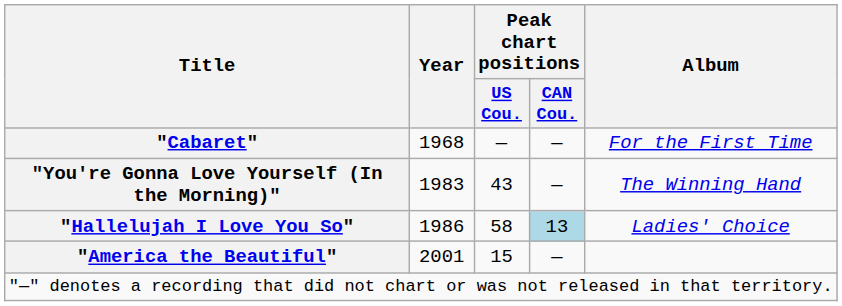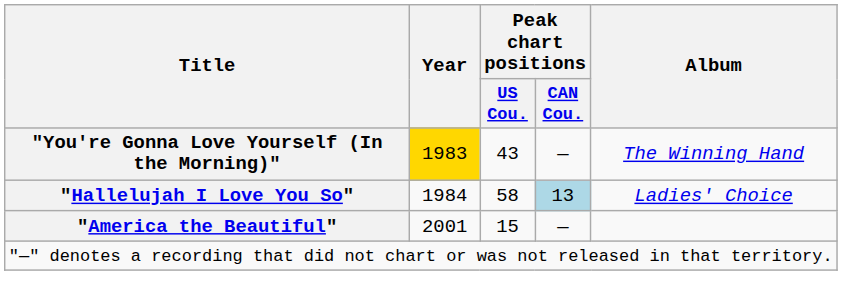- row: (207, 143)
(442, 185) no background -> (445, 154) gold background
(442, 226) 1986 -> (445, 196) 1984
